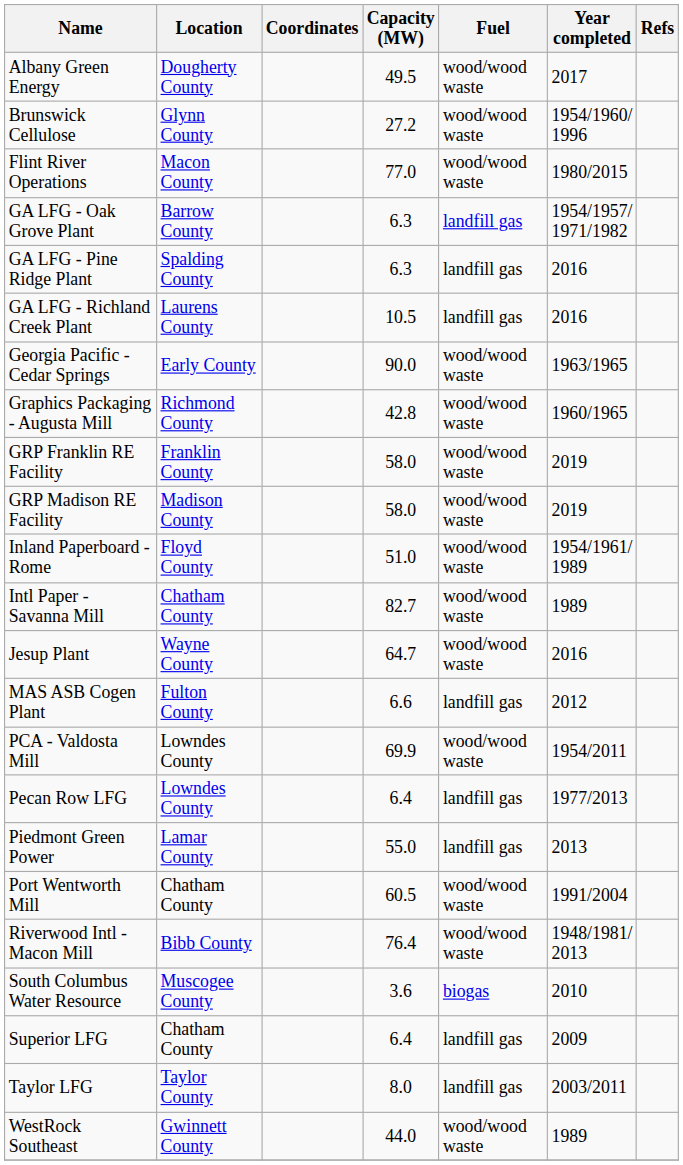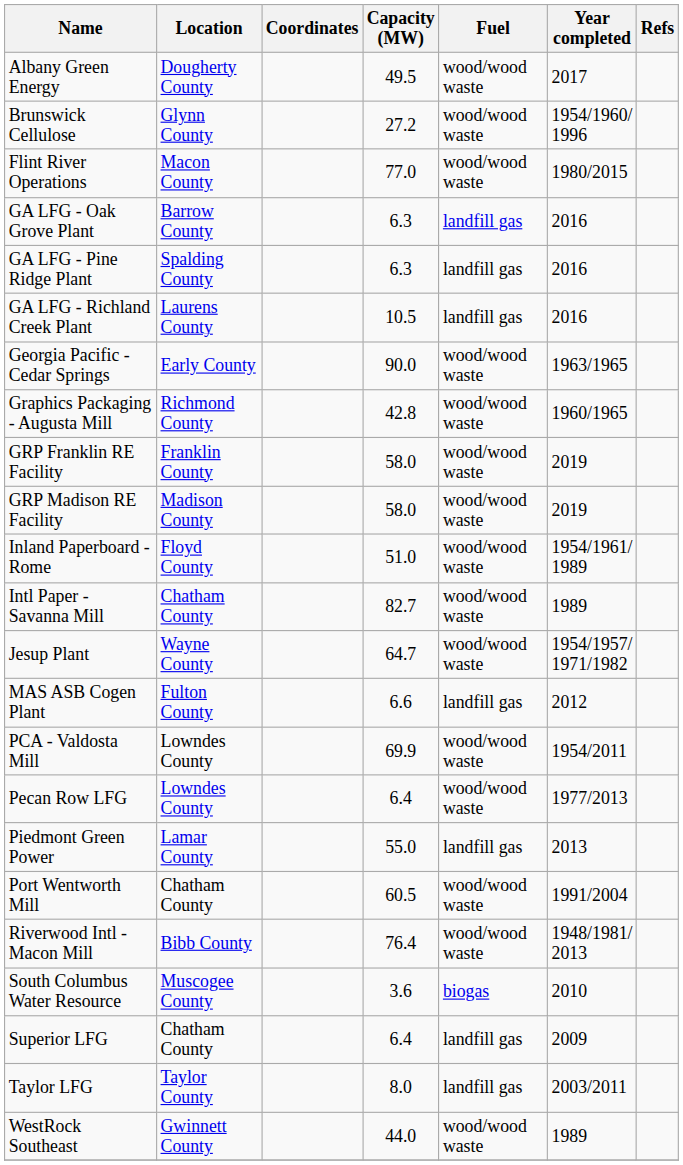(592, 221) 1954/1957/ 1971/1982 -> (569, 221) 2016
(569, 654) 2016 -> (592, 654) 1954/1957/ 1971/1982
(483, 798) landfill gas -> (485, 798) wood/wood waste
